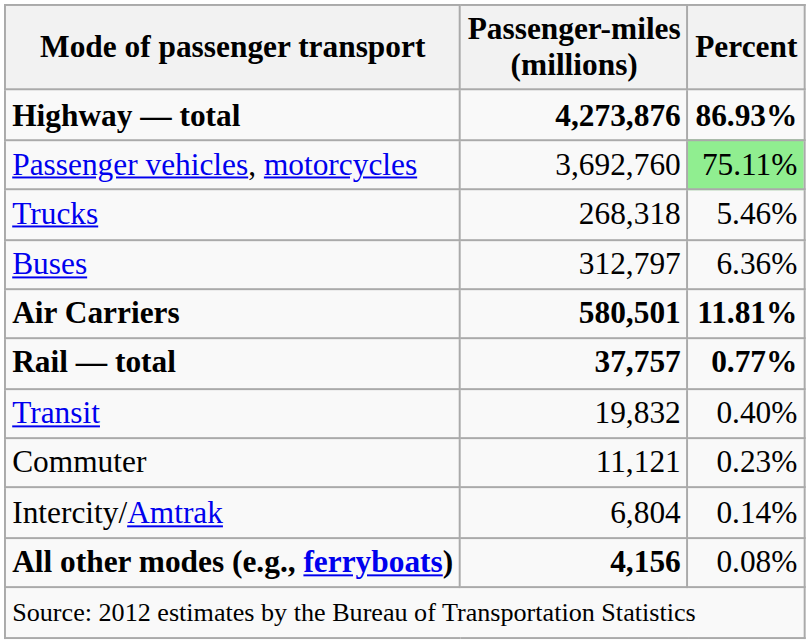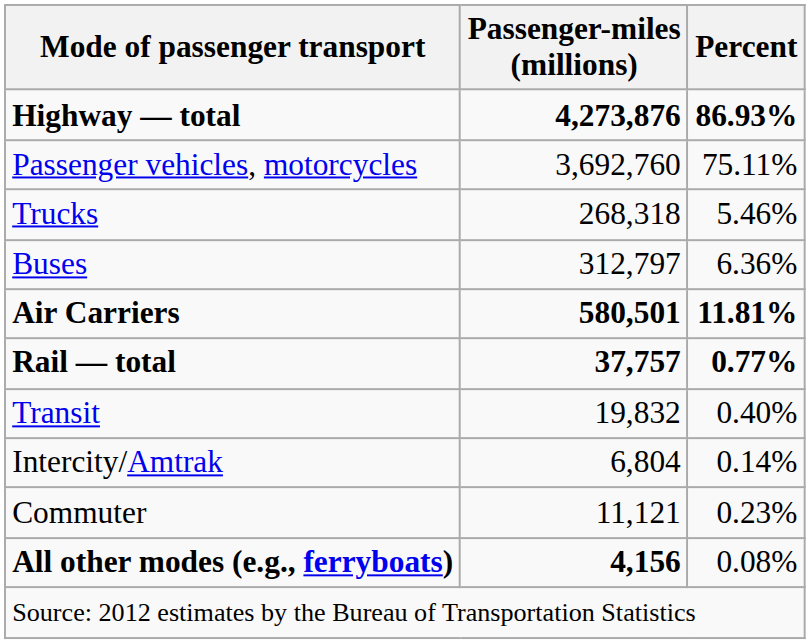(750, 164) lightgreen background -> (750, 164) no background
rows swapped: (79, 462) <-> (118, 512)
